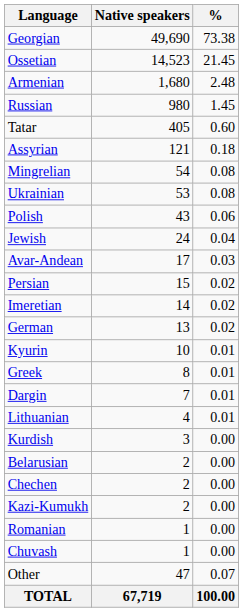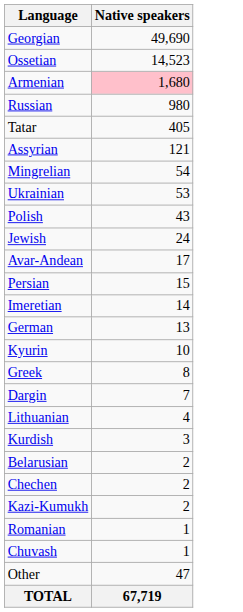- column: (216, 15)
(174, 82) no background -> (174, 82) pink background
